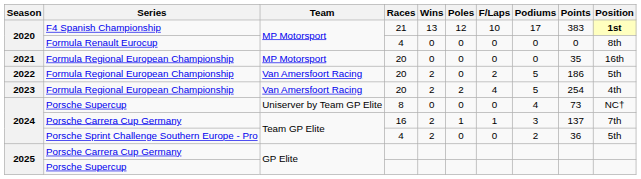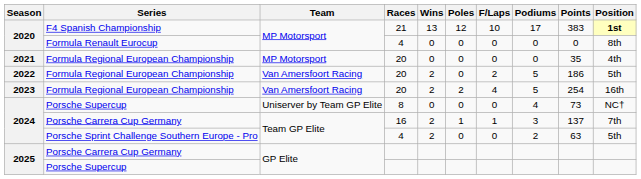(615, 59) 16th -> (615, 59) 4th
(615, 90) 4th -> (615, 90) 16th
(576, 136) 36 -> (576, 136) 63
